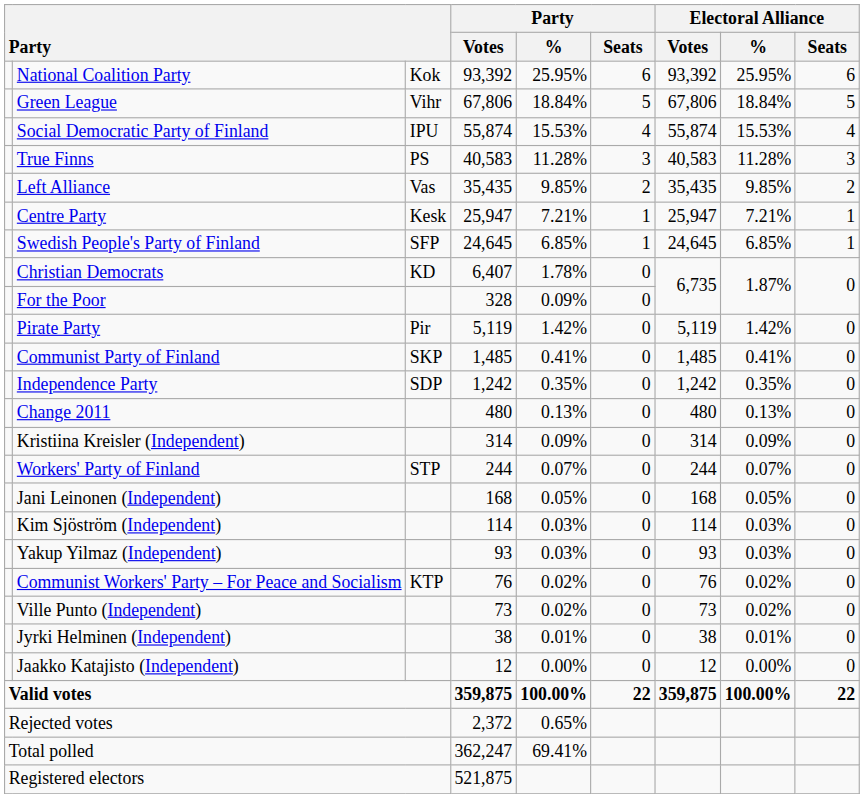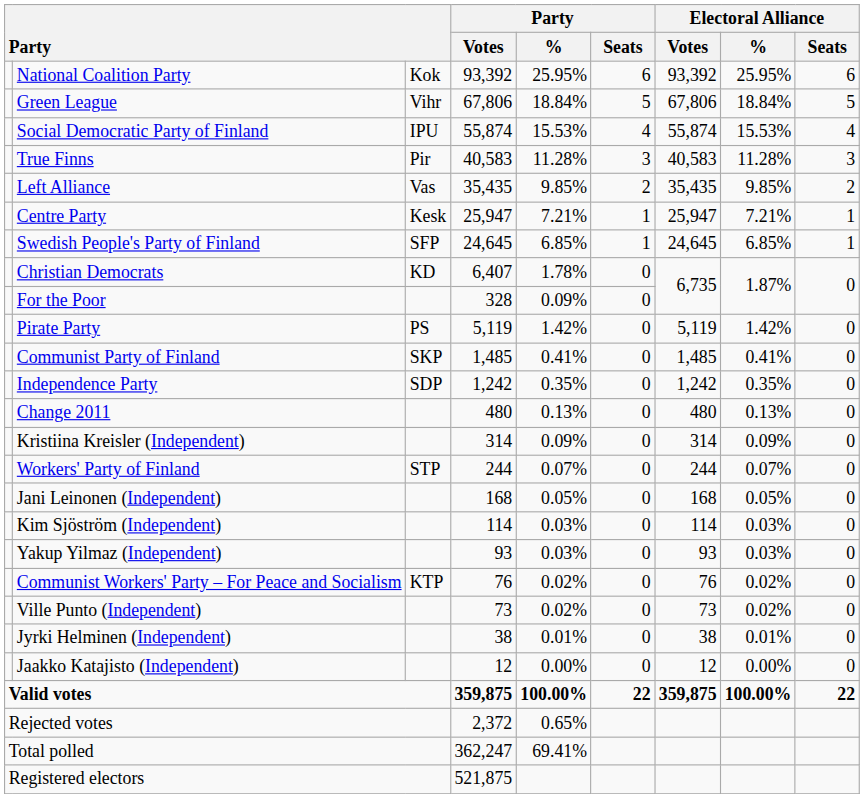(420, 159) PS -> (420, 159) Pir
(420, 328) Pir -> (420, 328) PS
